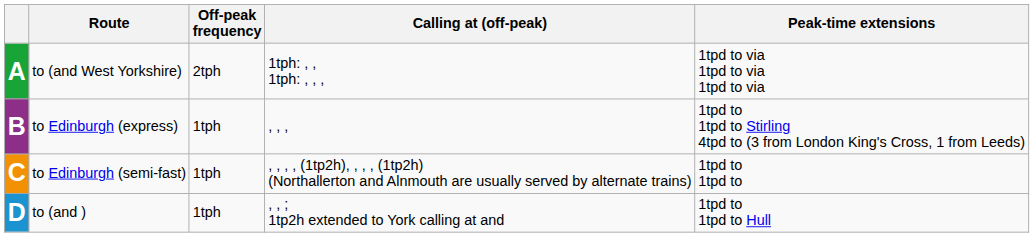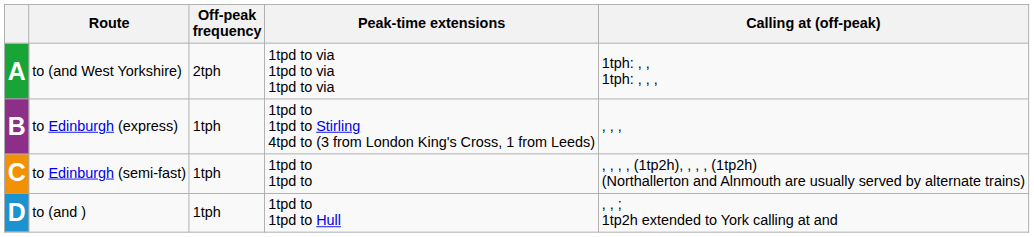columns swapped: (480, 24) <-> (862, 24)
